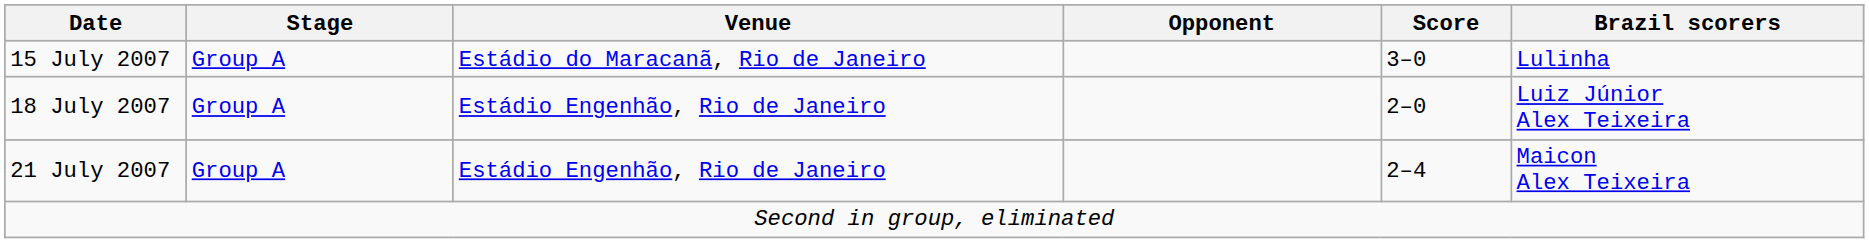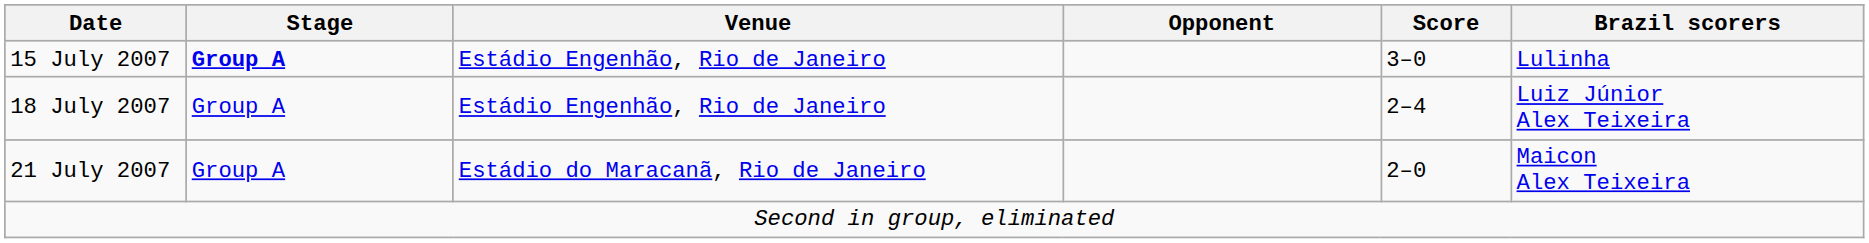(238, 59) normal -> (238, 59) bold
(692, 59) Estádio do Maracanã, Rio de Janeiro -> (672, 59) Estádio Engenhão, Rio de Janeiro
(1406, 108) 2–0 -> (1406, 108) 2–4
(672, 170) Estádio Engenhão, Rio de Janeiro -> (692, 170) Estádio do Maracanã, Rio de Janeiro
(1406, 170) 2–4 -> (1406, 170) 2–0
